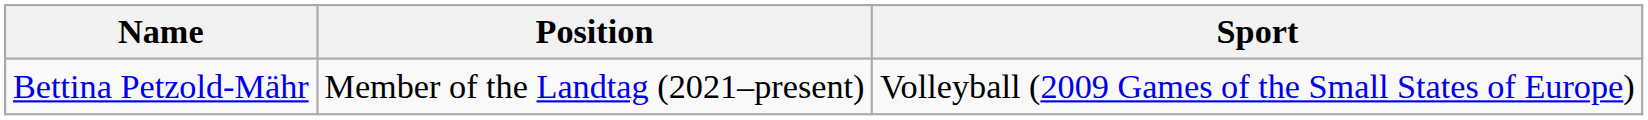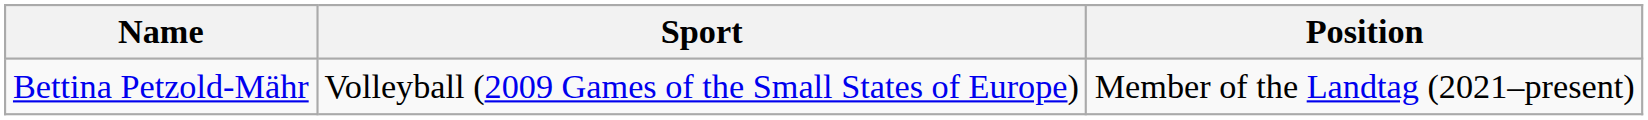columns swapped: (1257, 31) <-> (594, 31)
